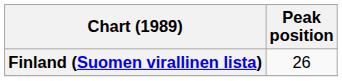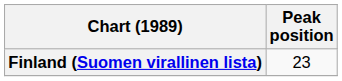(302, 62) 26 -> (302, 62) 23
